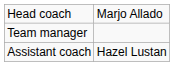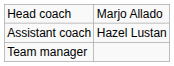rows swapped: (49, 52) <-> (47, 33)
